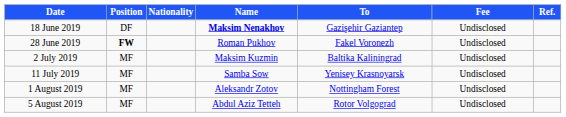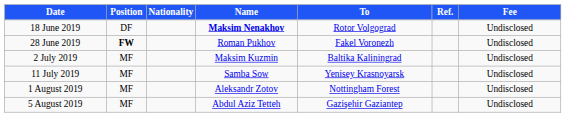columns swapped: (483, 12) <-> (547, 12)
(365, 28) Gazişehir Gaziantep -> (365, 28) Rotor Volgograd
(365, 105) Rotor Volgograd -> (365, 105) Gazişehir Gaziantep
